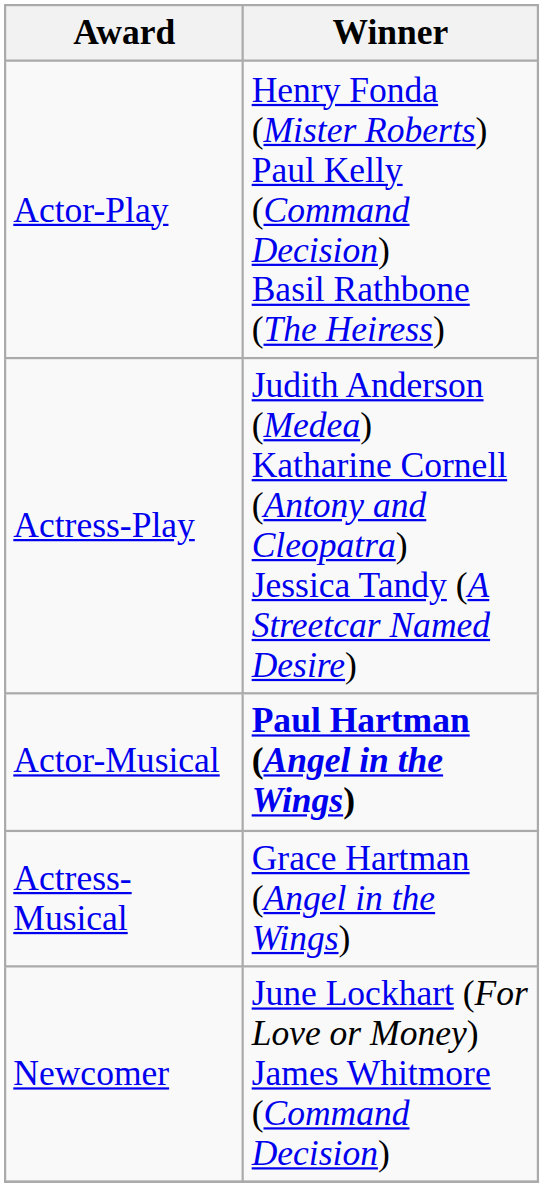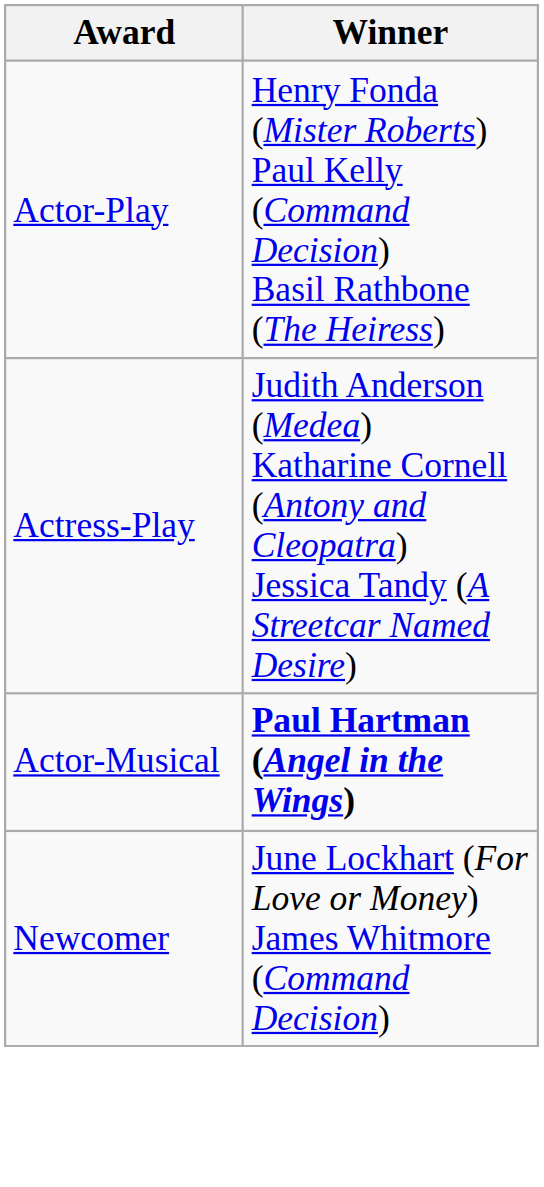- row: (72, 897)
